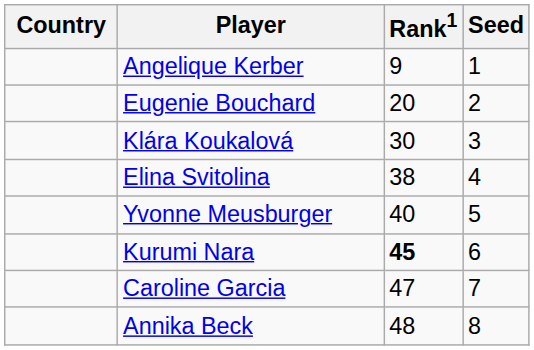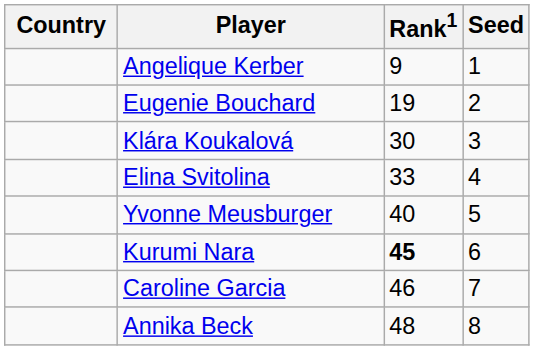(402, 103) 20 -> (402, 103) 19
(402, 177) 38 -> (402, 177) 33
(402, 288) 47 -> (402, 288) 46
